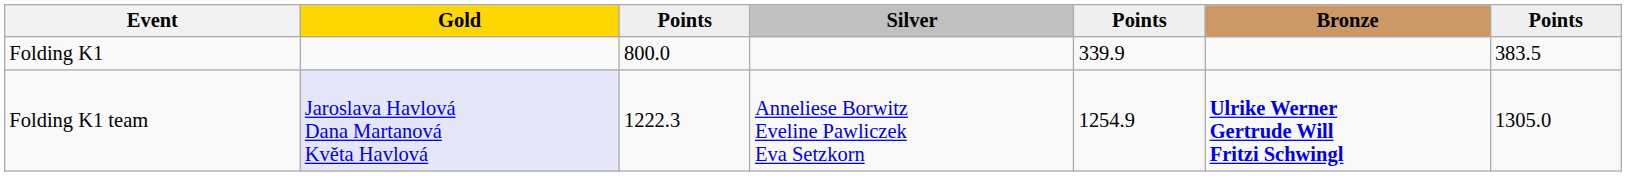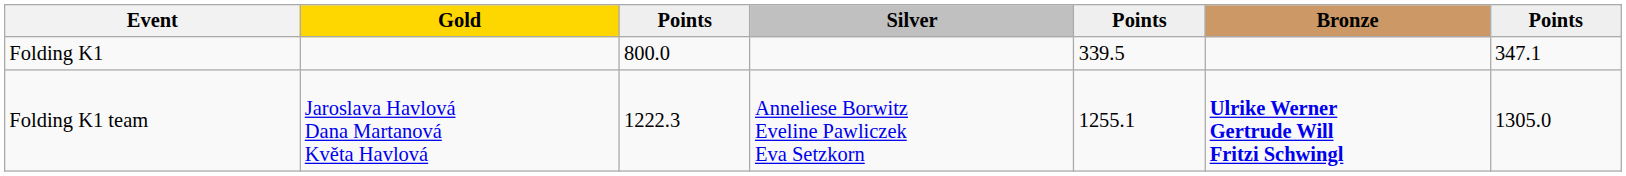(1102, 53) 339.9 -> (1102, 53) 339.5
(1518, 53) 383.5 -> (1518, 53) 347.1
(380, 131) lavender background -> (380, 131) no background
(1107, 120) 1254.9 -> (1107, 120) 1255.1
